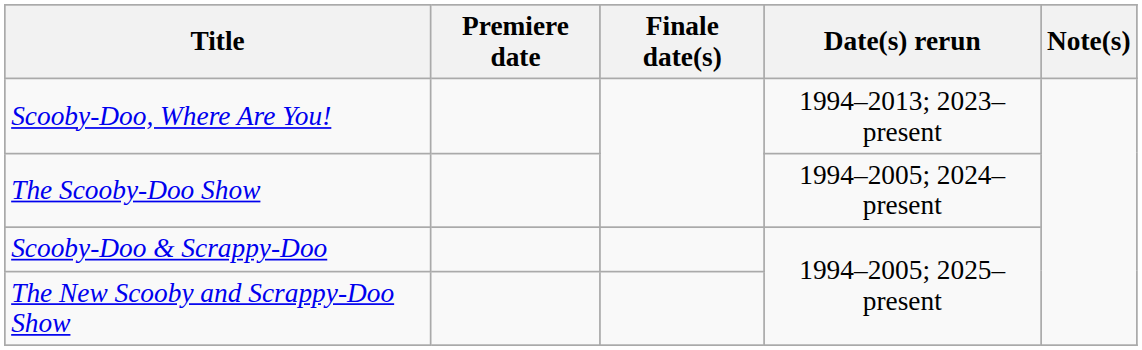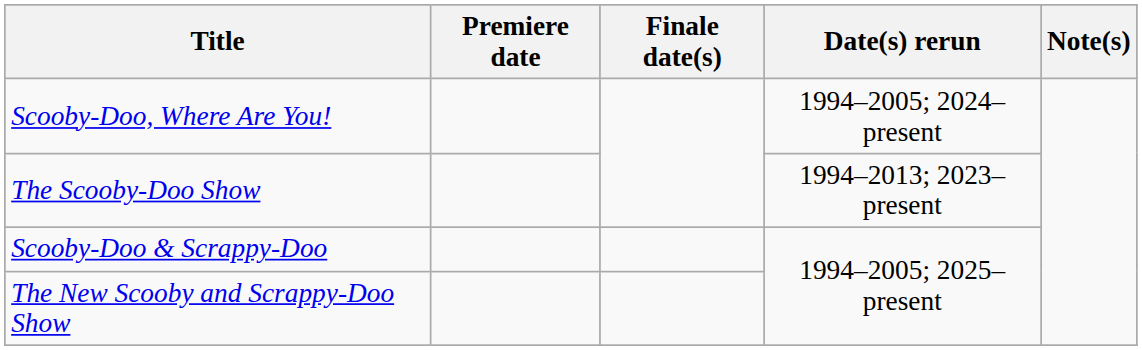(902, 115) 1994–2013; 2023–present -> (902, 115) 1994–2005; 2024–present
(902, 189) 1994–2005; 2024–present -> (902, 189) 1994–2013; 2023–present
